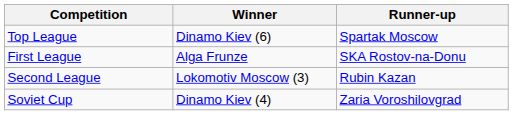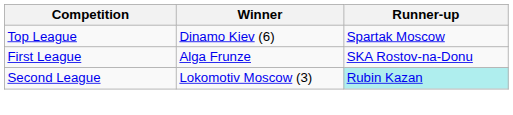(378, 78) no background -> (385, 78) paleturquoise background
- row: (40, 99)
